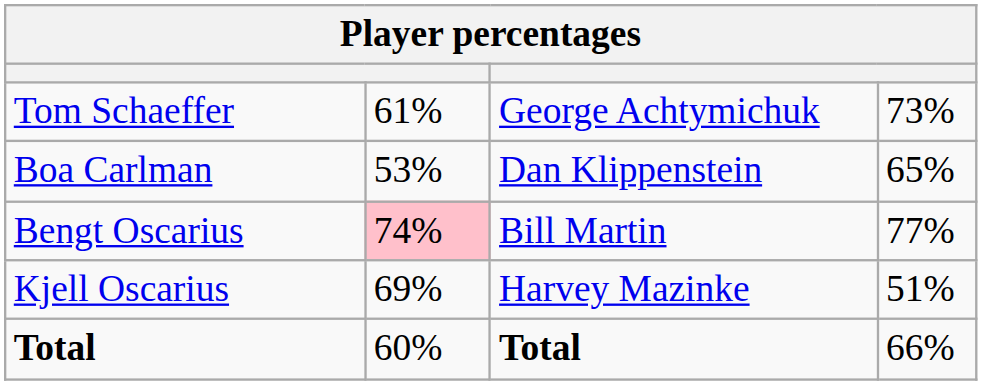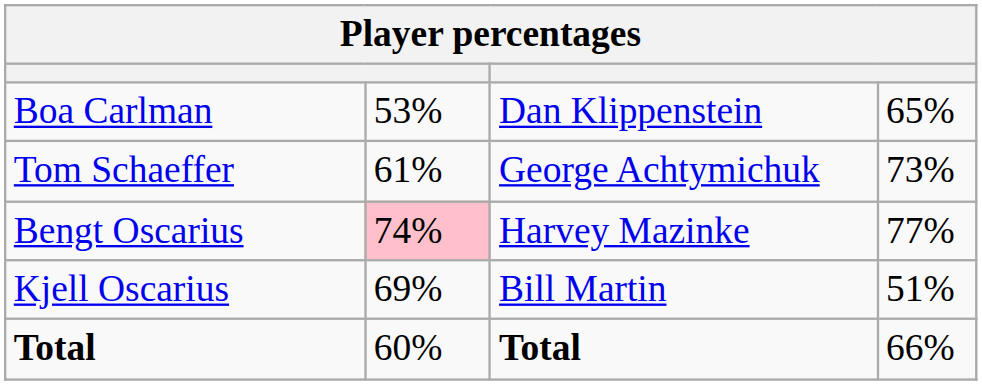rows swapped: (113, 170) <-> (124, 110)
(583, 229) Bill Martin -> (624, 229) Harvey Mazinke
(624, 288) Harvey Mazinke -> (583, 288) Bill Martin
